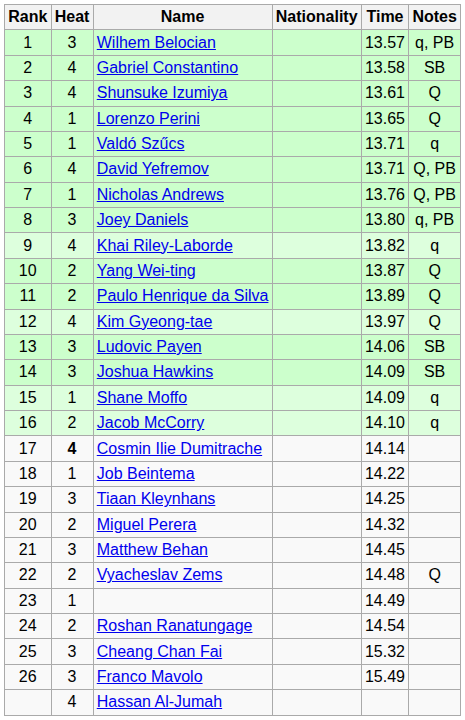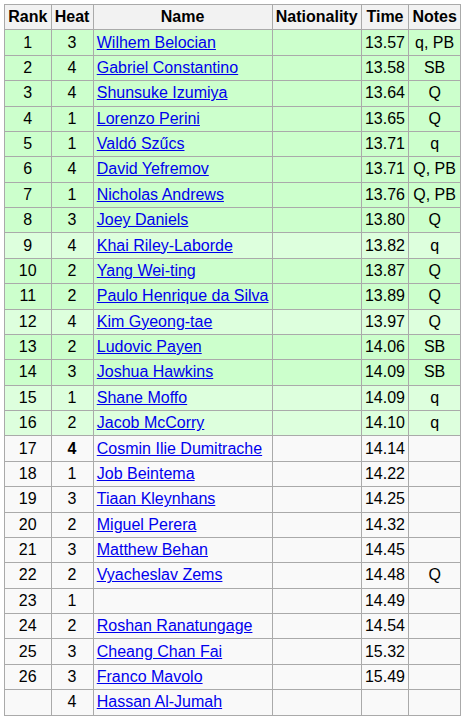(385, 93) 13.61 -> (385, 93) 13.64
(435, 220) q, PB -> (435, 220) Q
(72, 347) 3 -> (72, 347) 2
